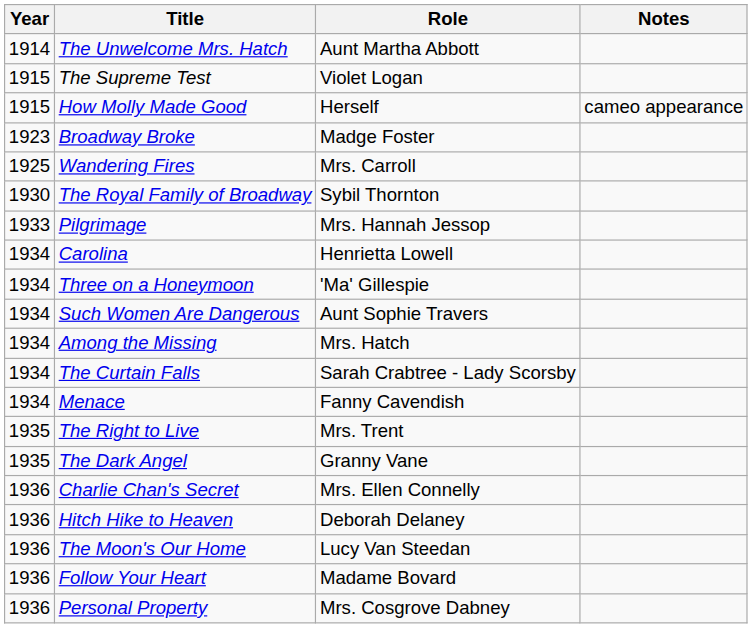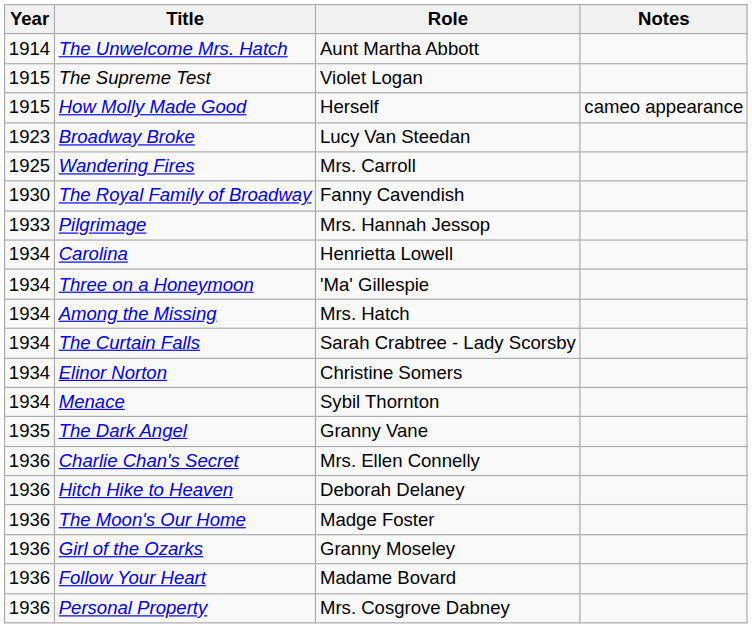(377, 136) Madge Foster -> (395, 136) Lucy Van Steedan
(380, 195) Sybil Thornton -> (392, 195) Fanny Cavendish
- row: (179, 313)
+ row: (113, 372)
(392, 401) Fanny Cavendish -> (380, 401) Sybil Thornton
- row: (129, 431)
(395, 549) Lucy Van Steedan -> (377, 519) Madge Foster
+ row: (131, 549)
